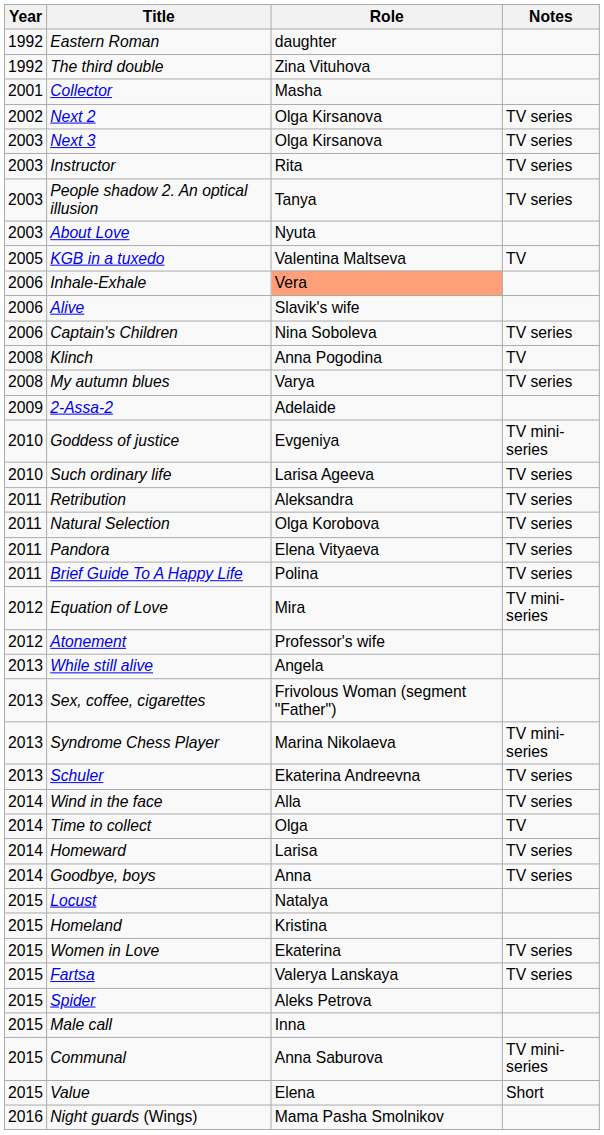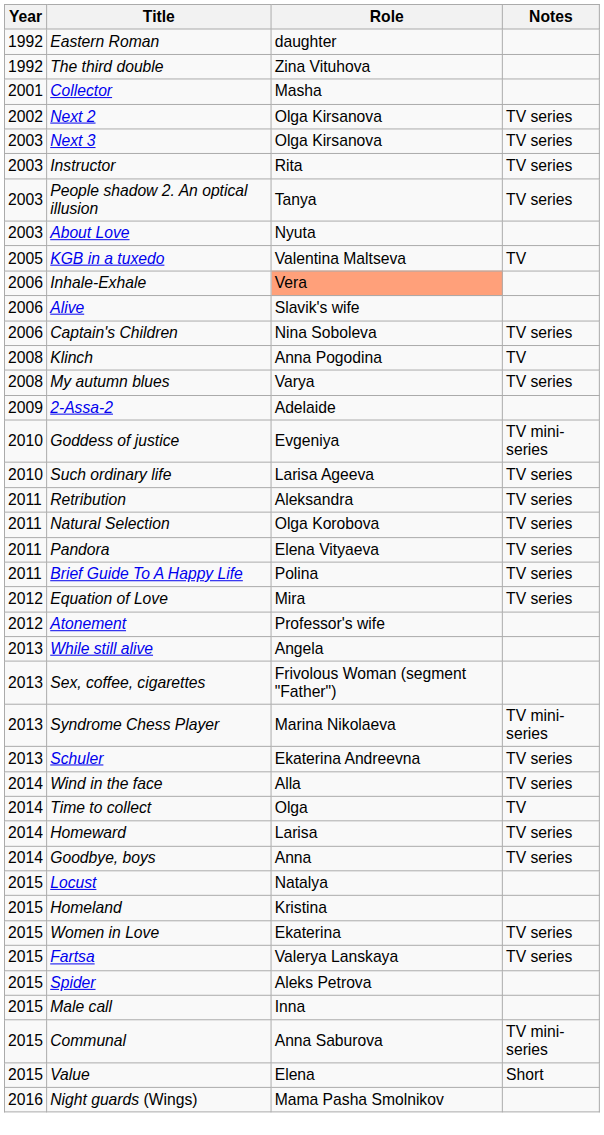(535, 608) TV mini-series -> (539, 599) TV series
